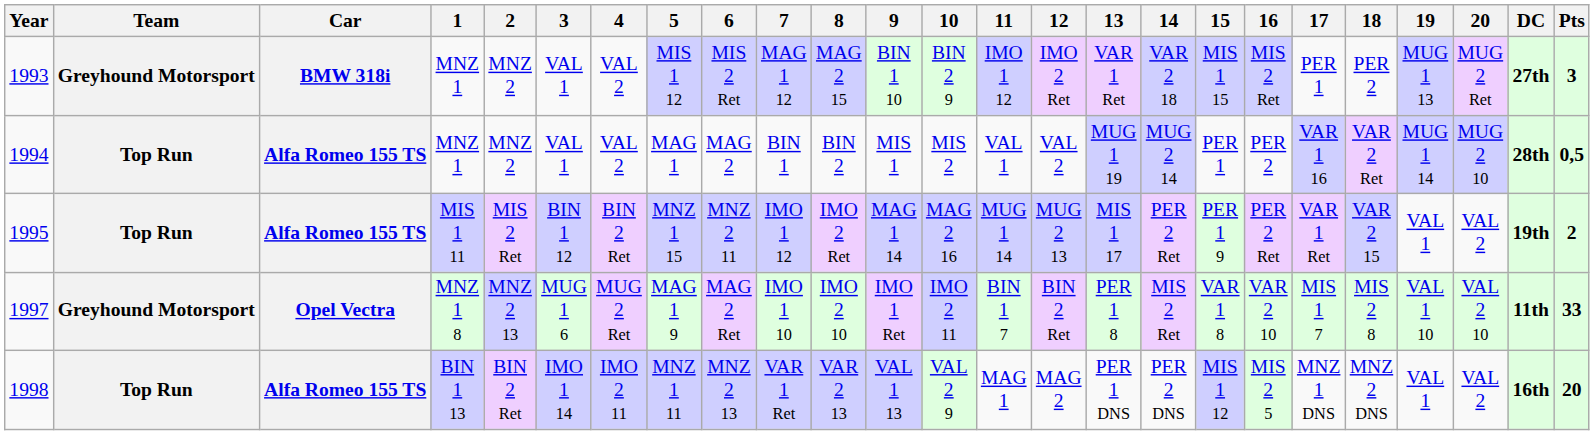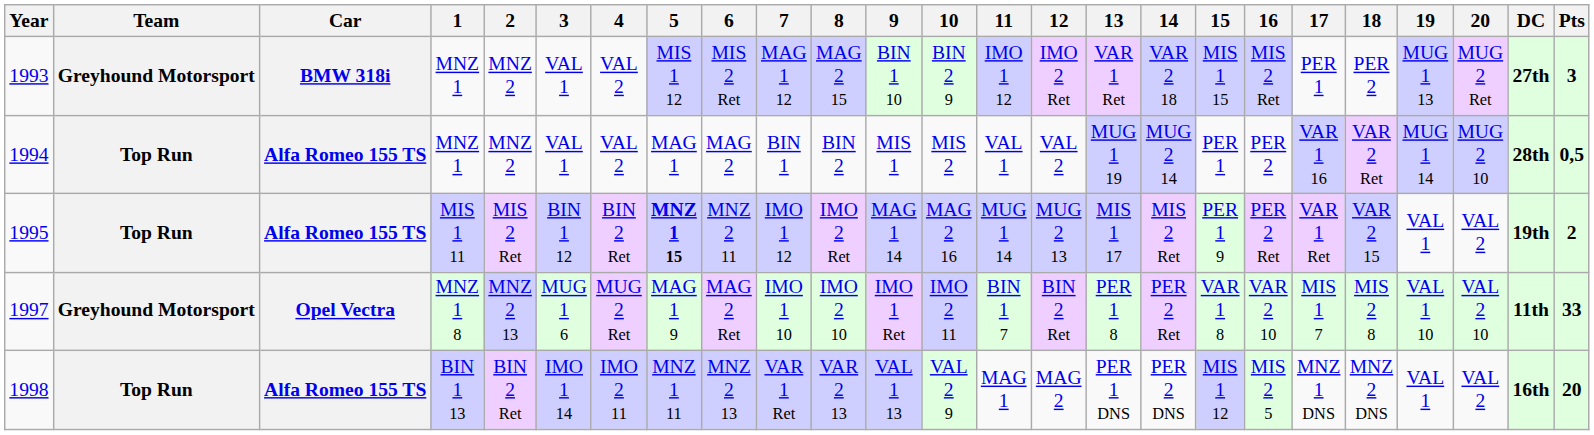(674, 231) normal -> (674, 232) bold
(1169, 231) PER 2 Ret -> (1169, 231) MIS 2 Ret
(1169, 310) MIS 2 Ret -> (1169, 310) PER 2 Ret
